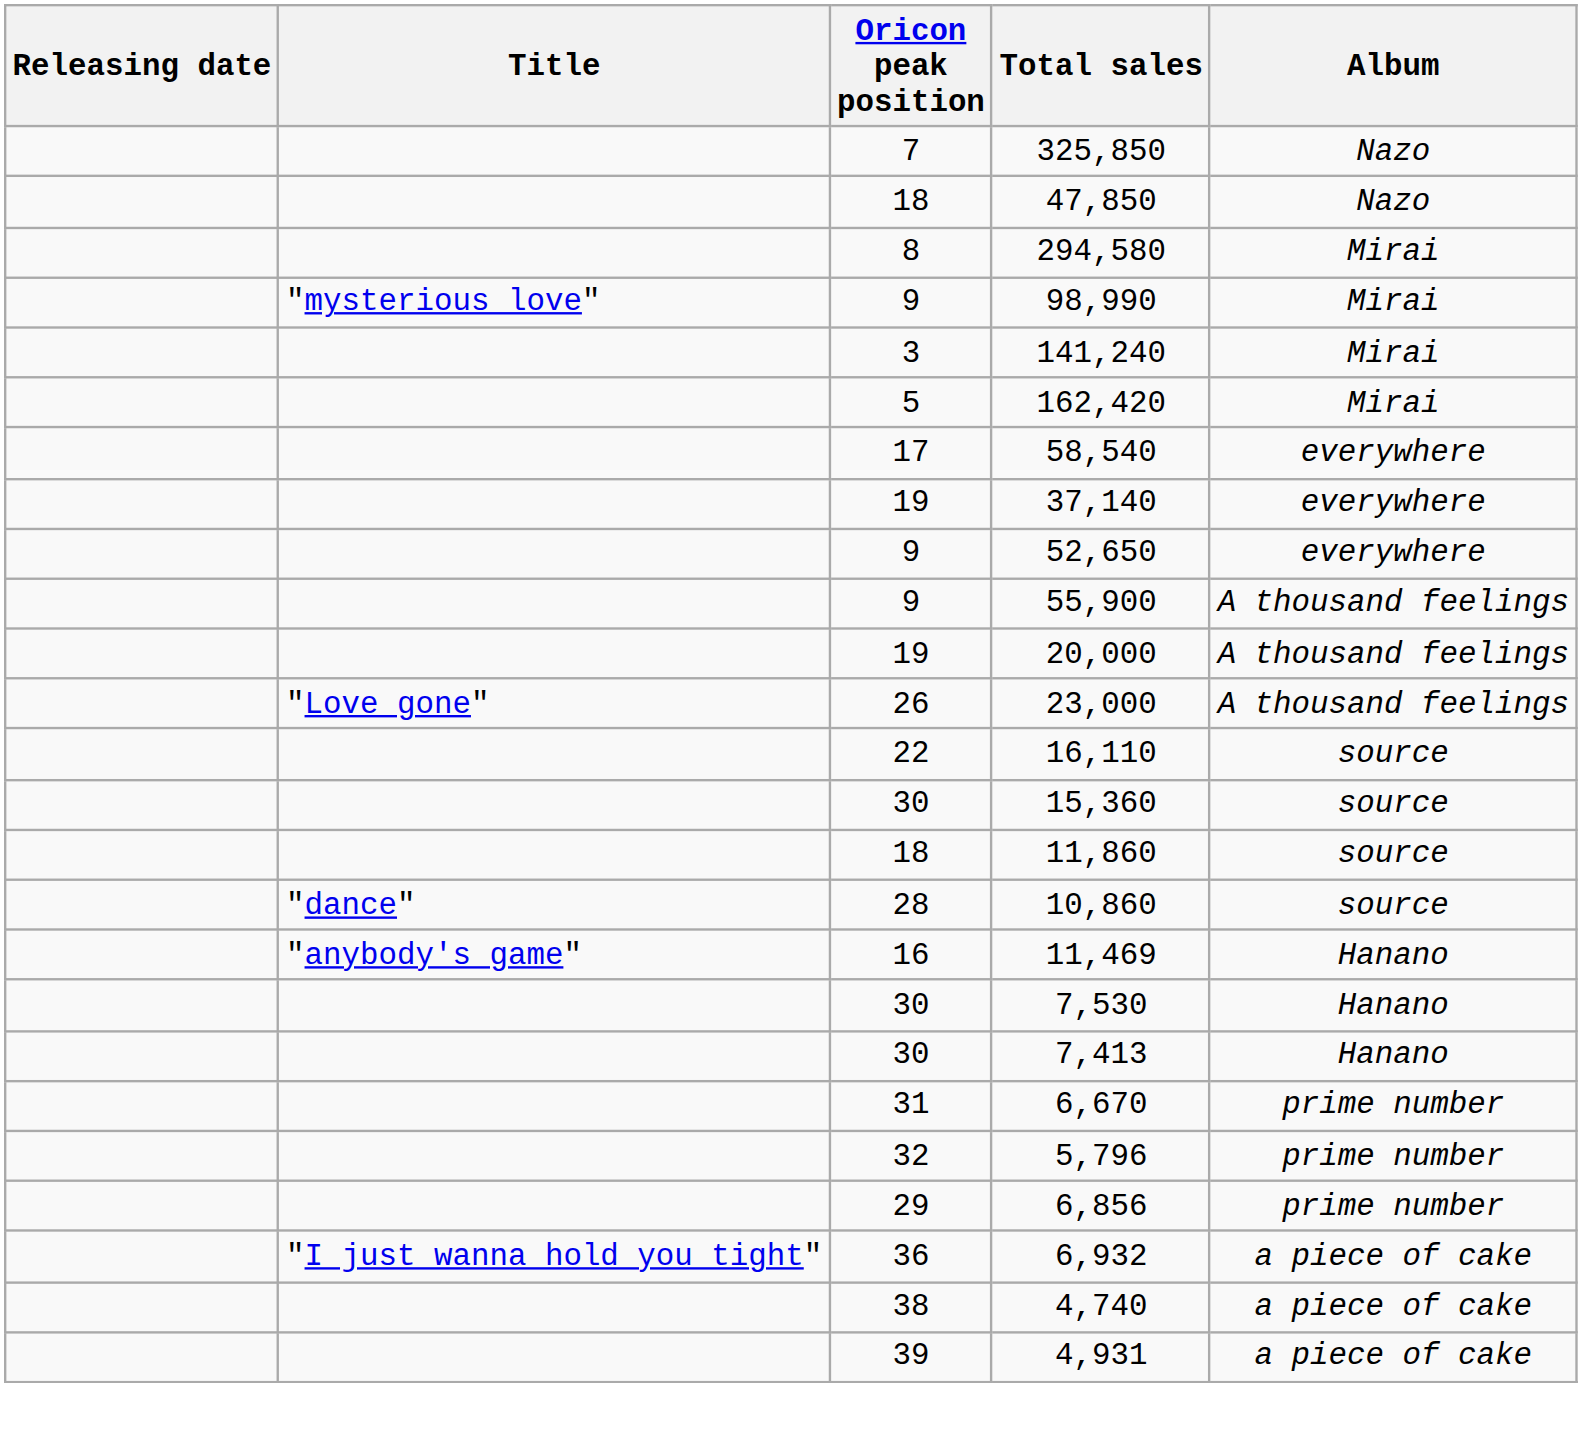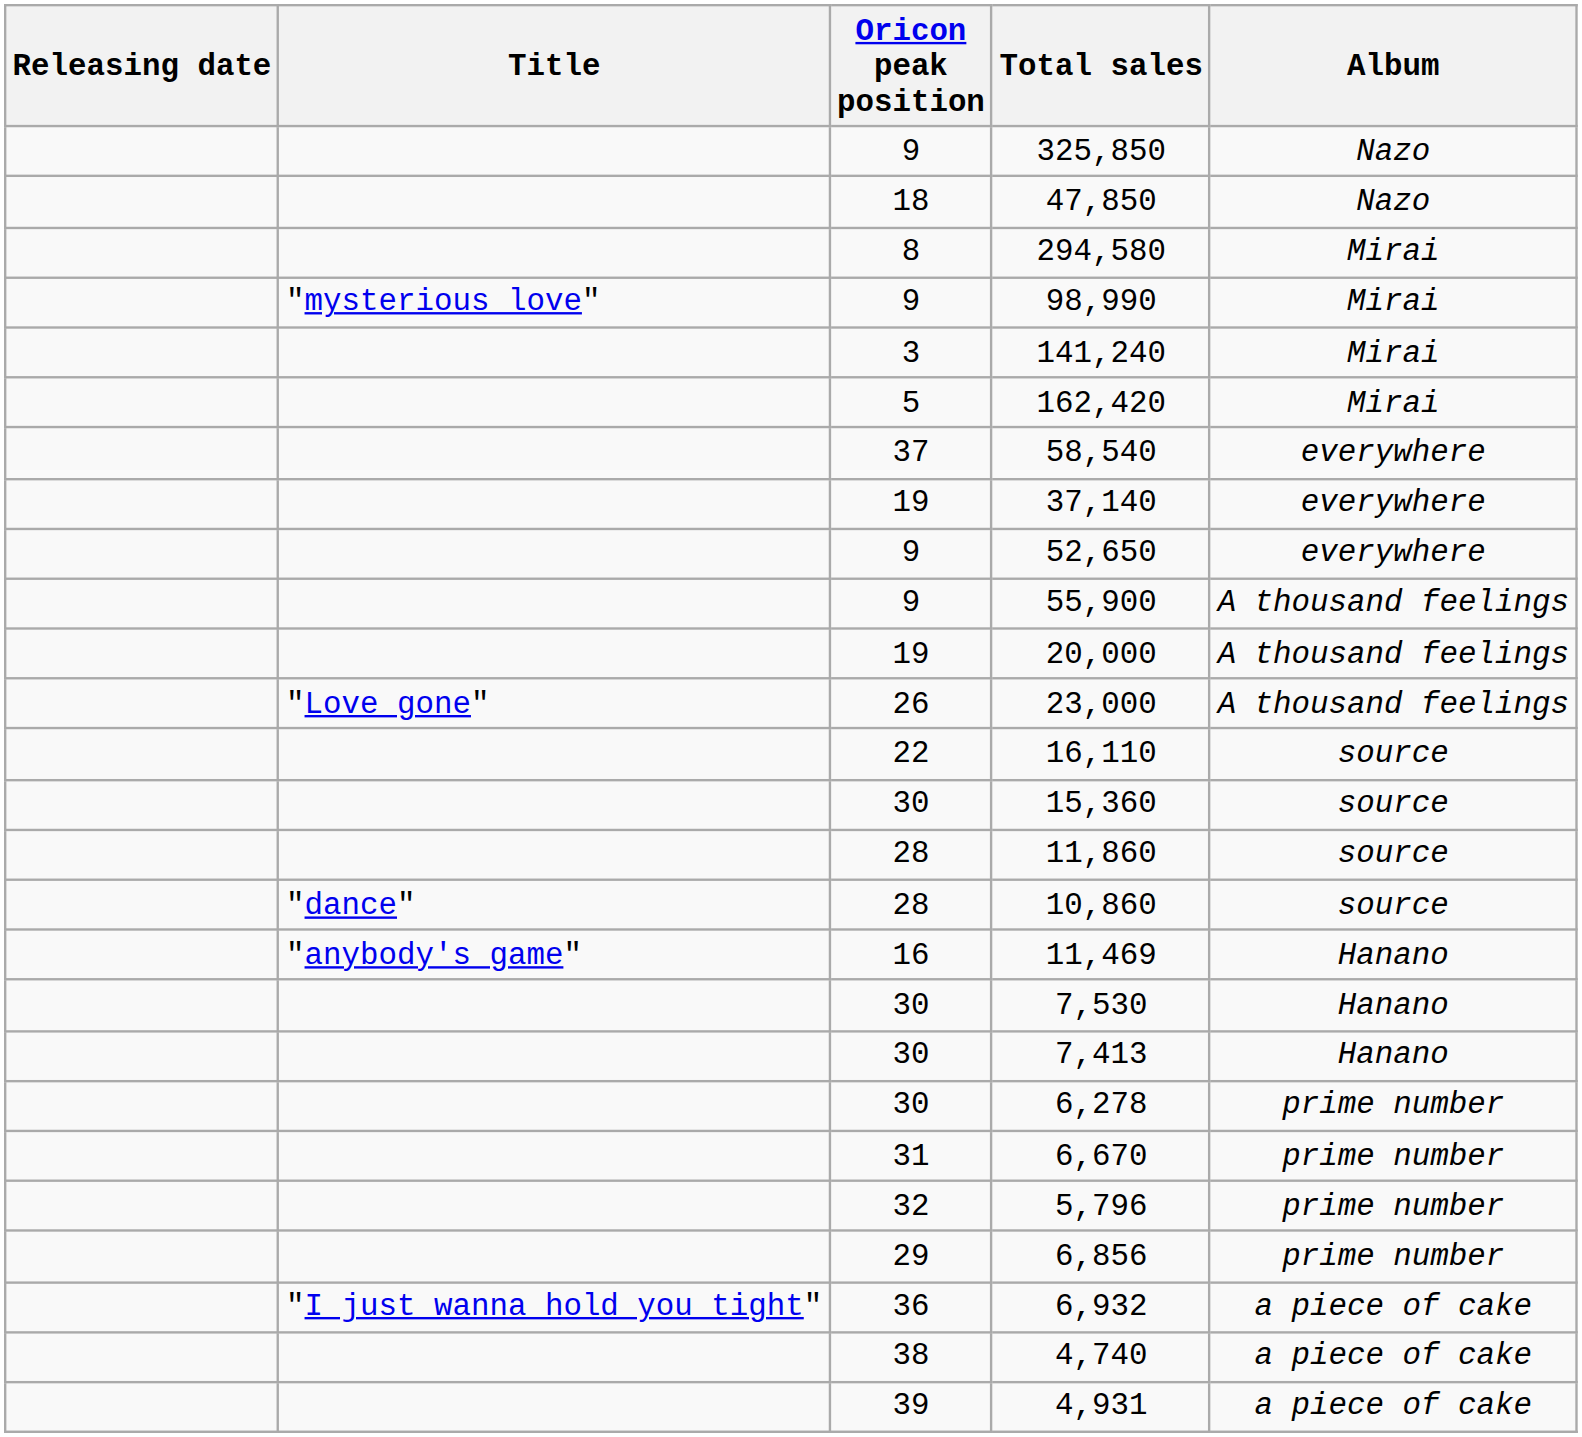(911, 152) 7 -> (911, 152) 9
(911, 453) 17 -> (911, 453) 37
(911, 855) 18 -> (911, 855) 28
+ row: (1101, 1106)
